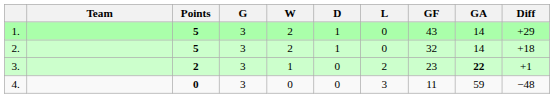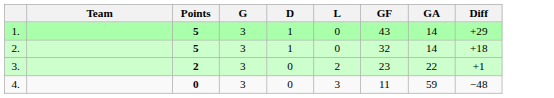- column: (290, 13)
(479, 66) bold -> (432, 66) normal
